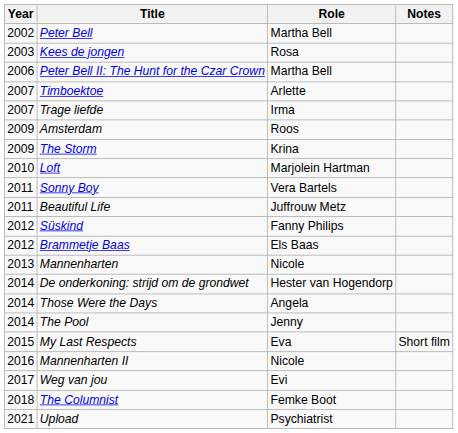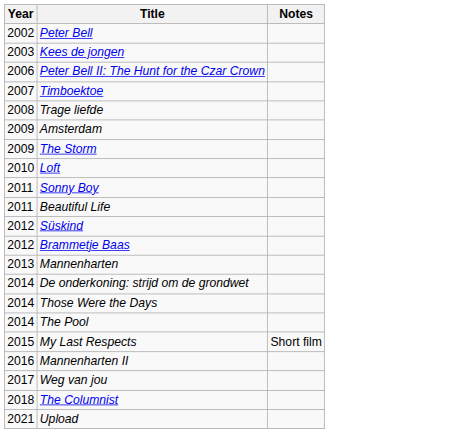- column: (332, 14)
(21, 110) 2007 -> (21, 110) 2008
